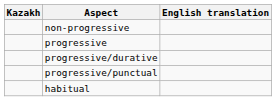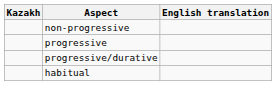- row: (101, 73)
